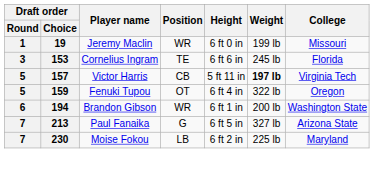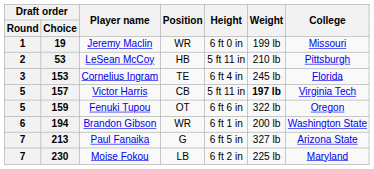+ row: (60, 60)
(226, 60) 6 ft 6 in -> (226, 76) 6 ft 4 in
(226, 92) 6 ft 4 in -> (226, 108) 6 ft 6 in
